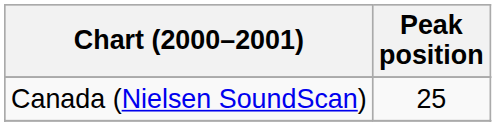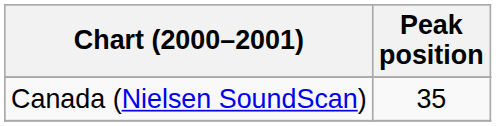(431, 98) 25 -> (431, 98) 35
